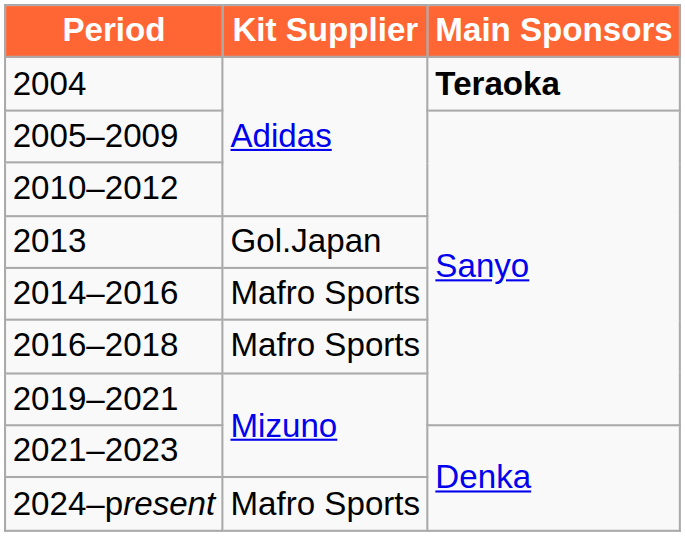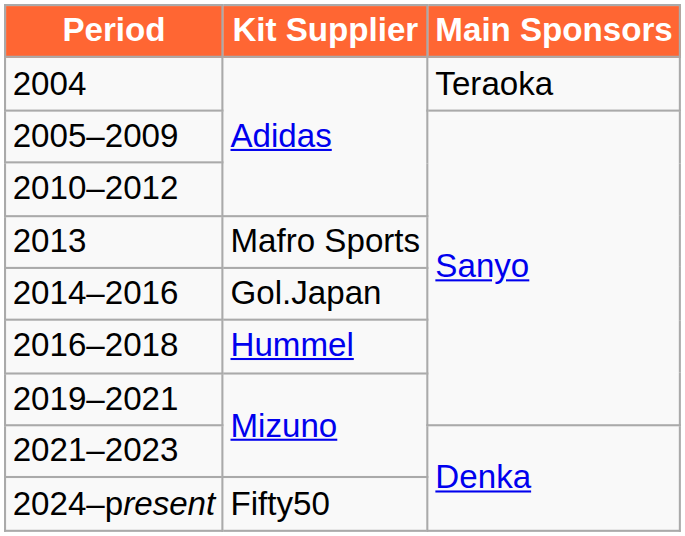(498, 83) bold -> (494, 83) normal
(306, 240) Gol.Japan -> (325, 240) Mafro Sports
(325, 293) Mafro Sports -> (306, 293) Gol.Japan
(325, 345) Mafro Sports -> (292, 345) Hummel
(325, 503) Mafro Sports -> (280, 503) Fifty50
